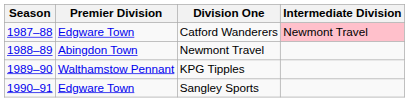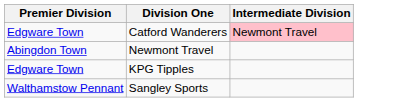- column: (30, 13)
(116, 69) Walthamstow Pennant -> (45, 69) Edgware Town
(96, 87) Edgware Town -> (65, 87) Walthamstow Pennant
